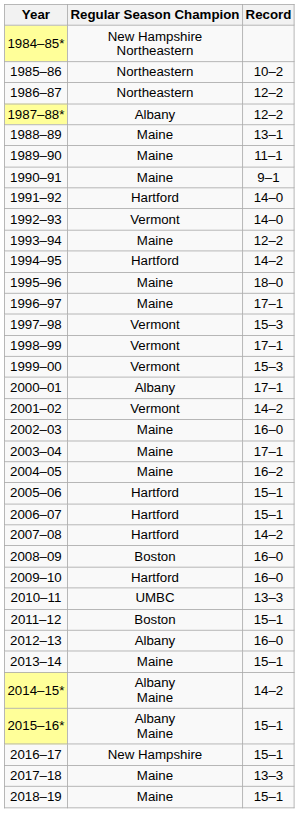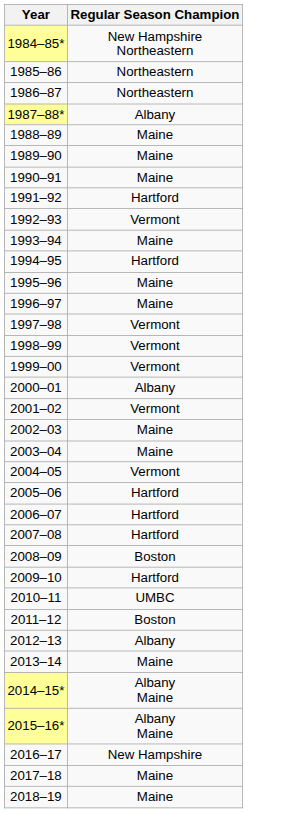- column: (268, 15)
(155, 472) Maine -> (155, 472) Vermont
